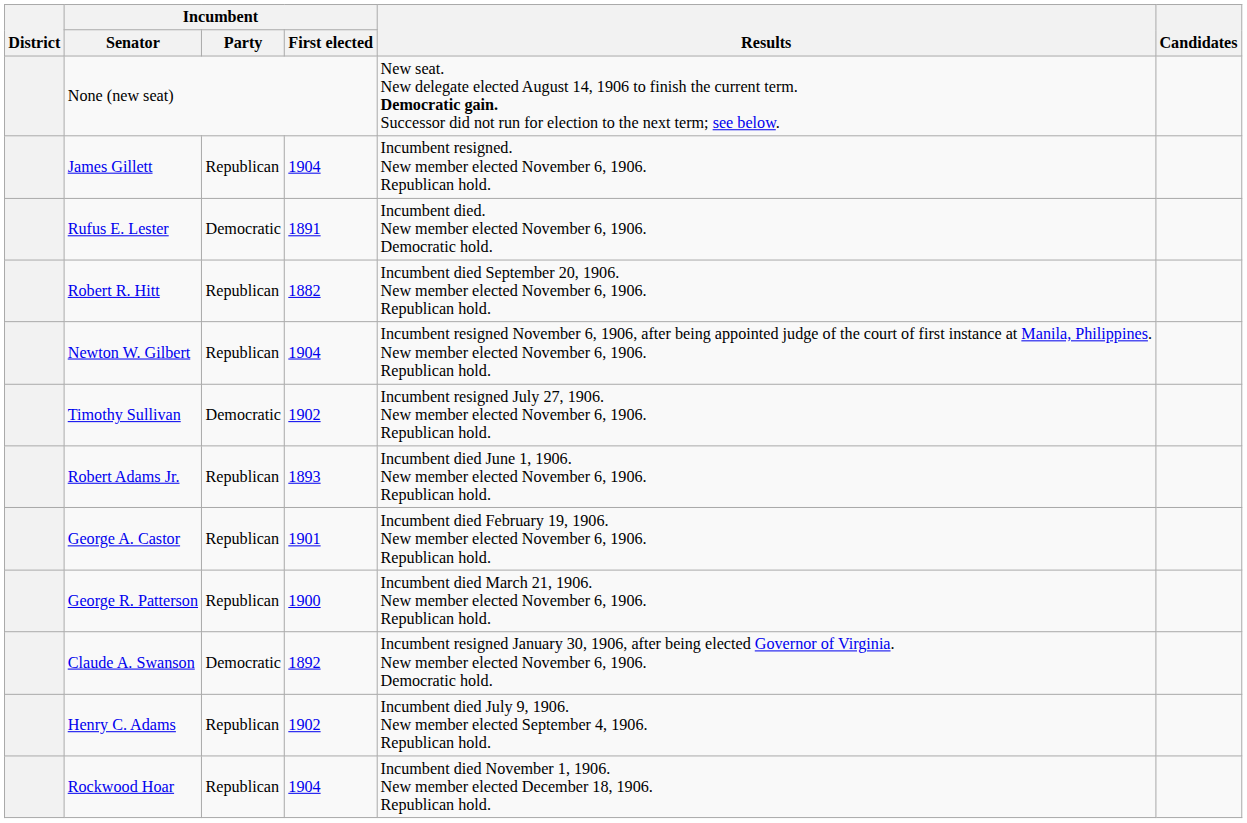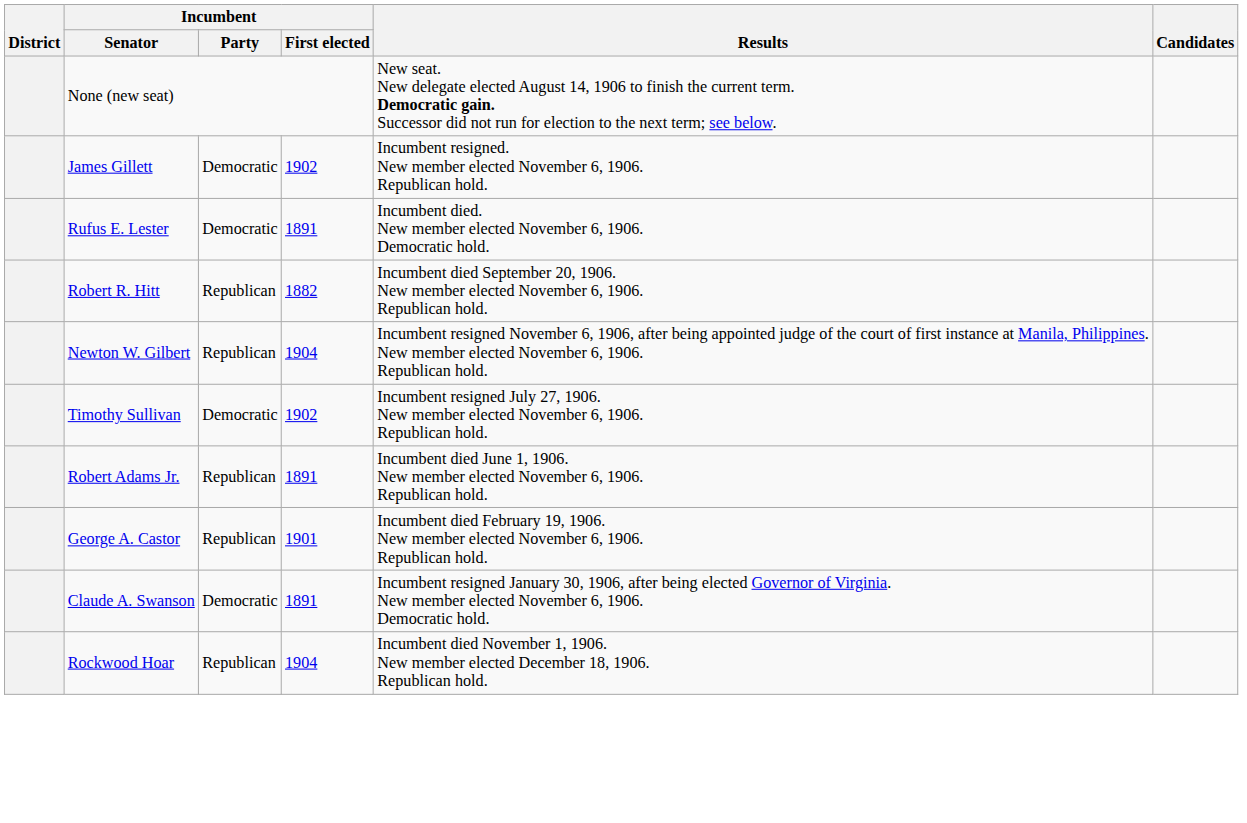(242, 166) Republican -> (240, 166) Democratic
(304, 166) 1904 -> (301, 166) 1902
(304, 476) 1893 -> (301, 476) 1891
- row: (133, 600)
(304, 662) 1892 -> (301, 600) 1891
- row: (122, 724)
